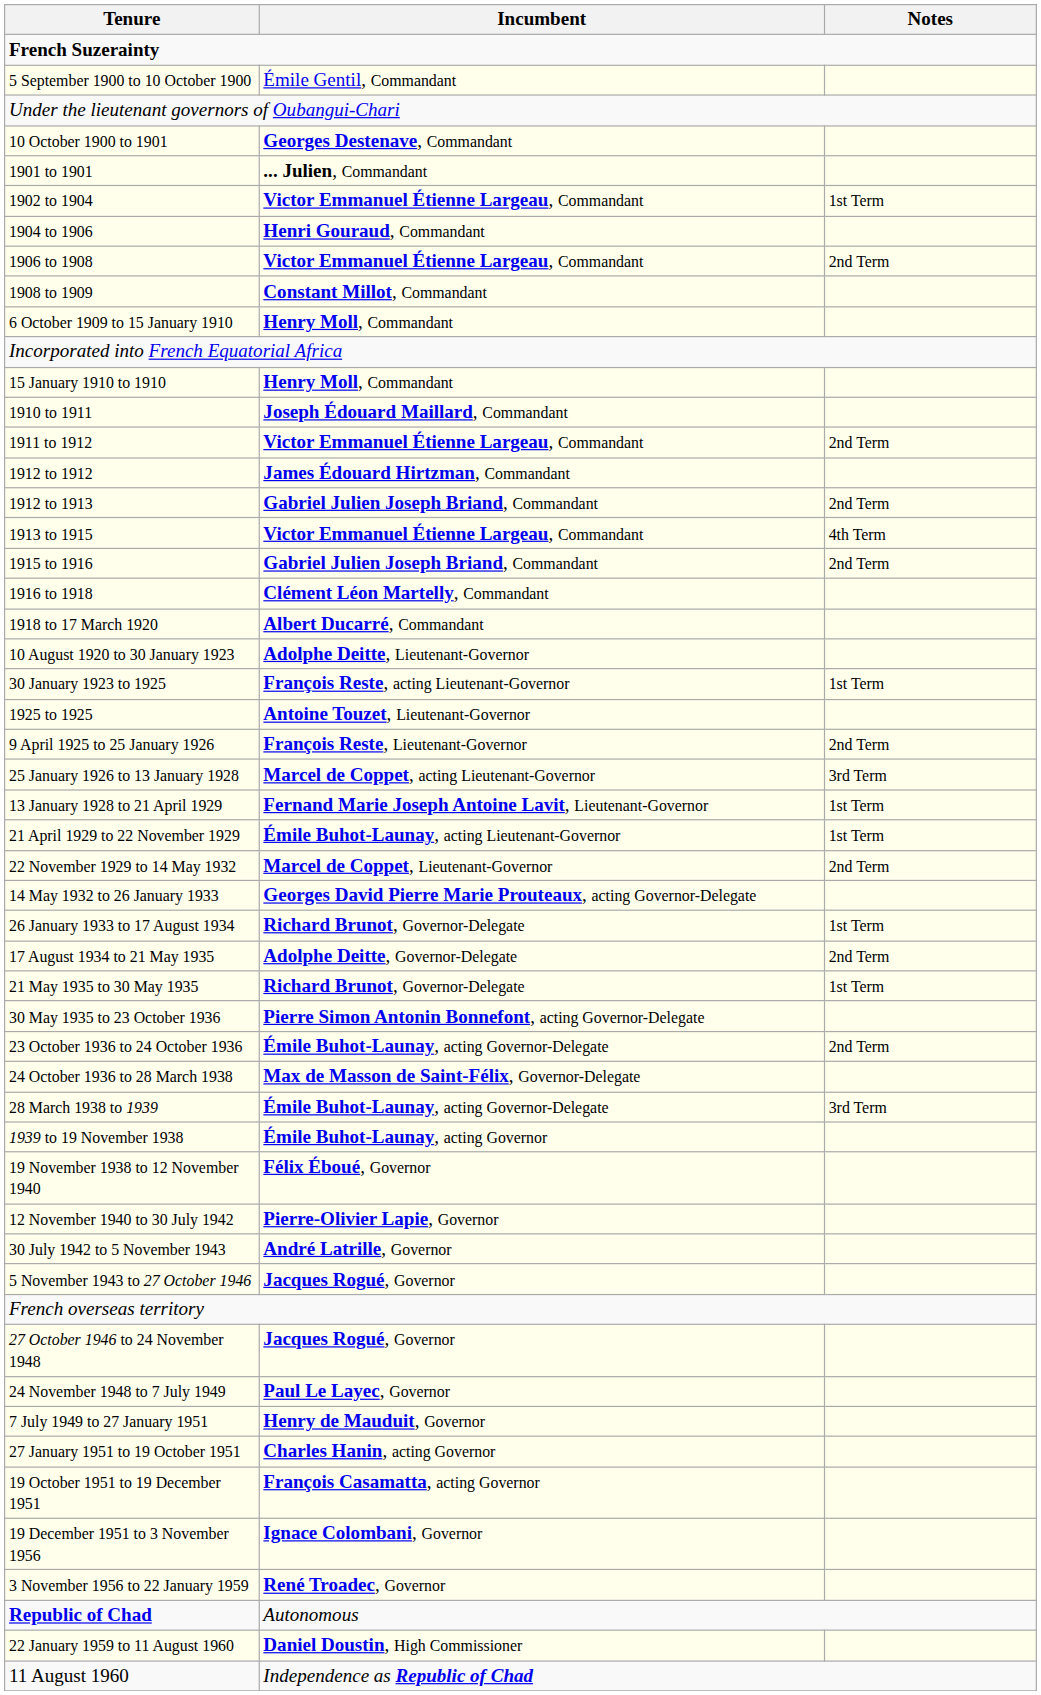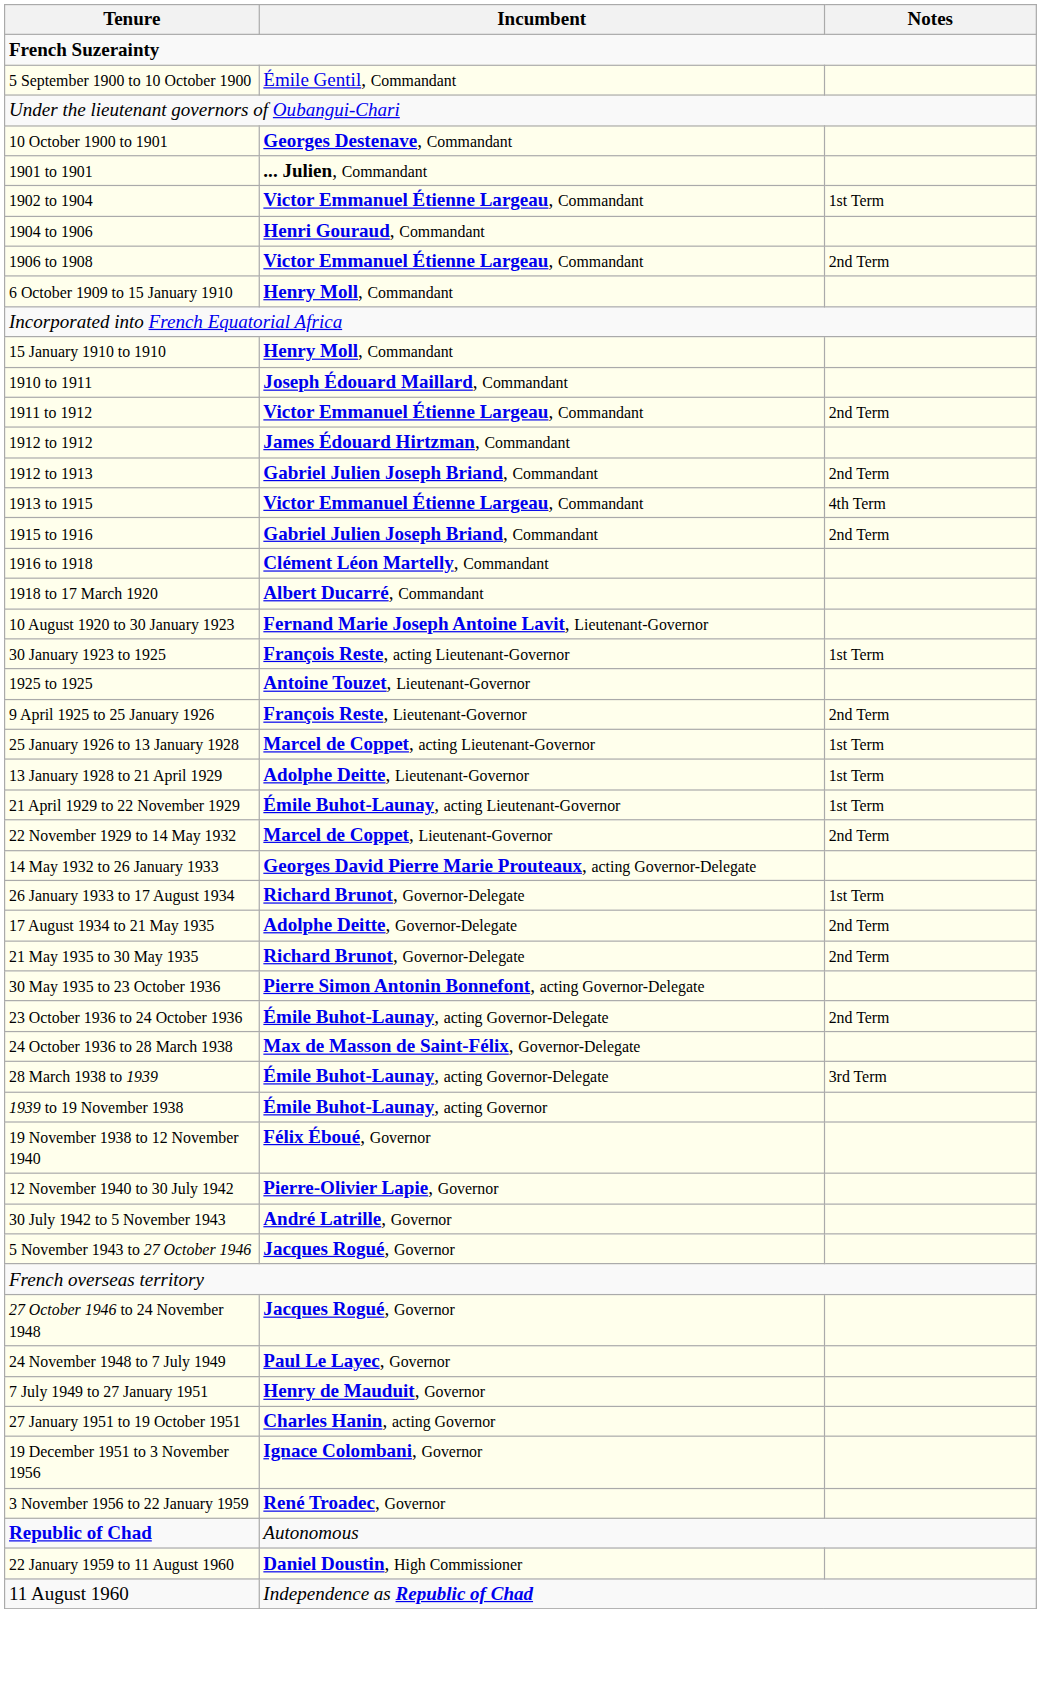- row: (51, 292)
(396, 653) Adolphe Deitte, Lieutenant-Governor -> (486, 623) Fernand Marie Joseph Antoine Lavit, Lieutenant-Governor
(858, 775) 3rd Term -> (856, 745) 1st Term
(486, 804) Fernand Marie Joseph Antoine Lavit, Lieutenant-Governor -> (396, 774) Adolphe Deitte, Lieutenant-Governor
(856, 987) 1st Term -> (859, 956) 2nd Term
- row: (115, 1493)
